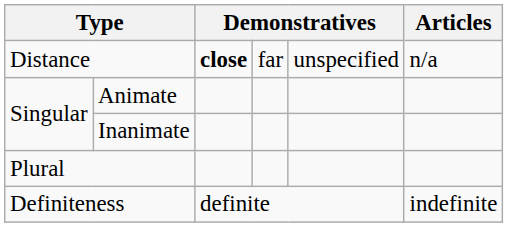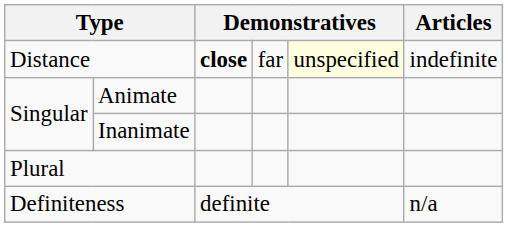(346, 58) no background -> (346, 58) lightyellow background
(424, 58) n/a -> (453, 58) indefinite
(453, 204) indefinite -> (424, 204) n/a
